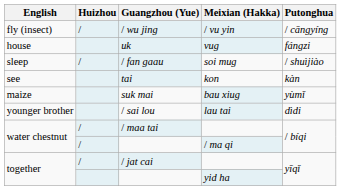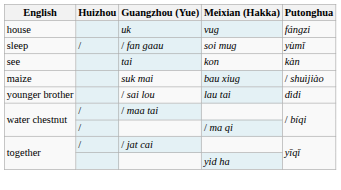- row: (139, 29)
(304, 62) / shuìjiào -> (295, 45) yùmǐ
(295, 95) yùmǐ -> (304, 78) / shuìjiào
